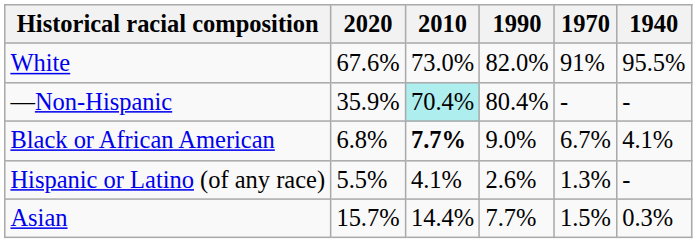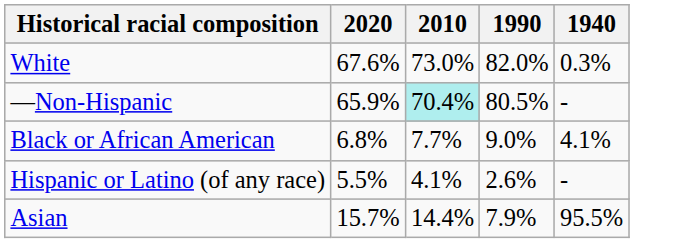- column: (585, 23)
(654, 62) 95.5% -> (585, 62) 0.3%
(368, 101) 35.9% -> (368, 101) 65.9%
(517, 101) 80.4% -> (517, 101) 80.5%
(438, 140) bold -> (436, 140) normal
(511, 218) 7.7% -> (511, 218) 7.9%
(648, 218) 0.3% -> (592, 218) 95.5%
